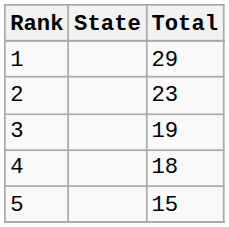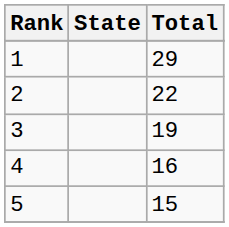(165, 95) 23 -> (165, 95) 22
(165, 168) 18 -> (165, 168) 16
